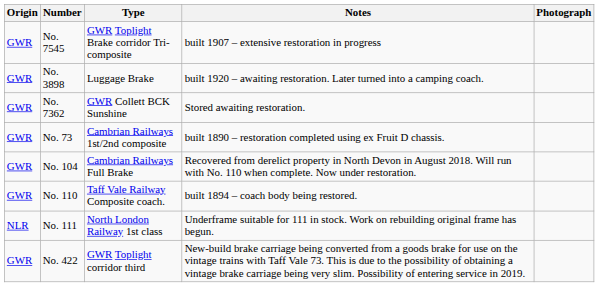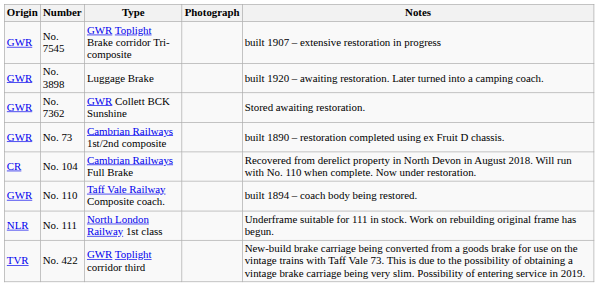columns swapped: (358, 13) <-> (564, 13)
(20, 166) GWR -> (14, 166) CR
(20, 261) GWR -> (18, 261) TVR
